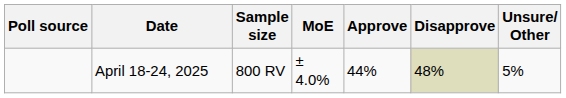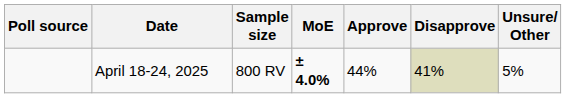(312, 70) normal -> (312, 70) bold
(429, 70) 48% -> (429, 70) 41%
